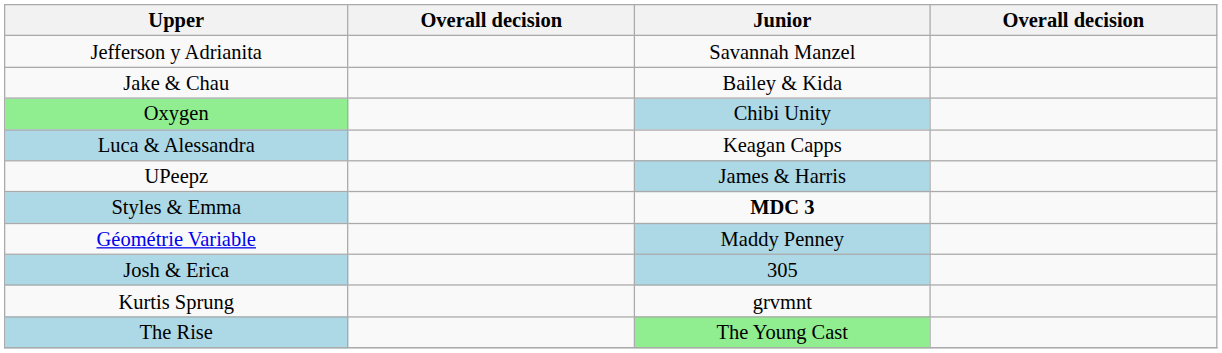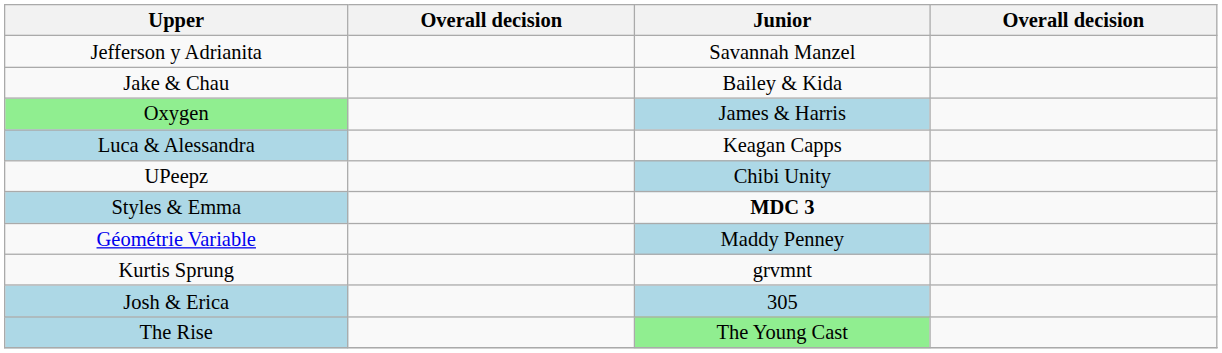(782, 114) Chibi Unity -> (782, 114) James & Harris
(782, 176) James & Harris -> (782, 176) Chibi Unity
rows swapped: (176, 301) <-> (176, 270)
